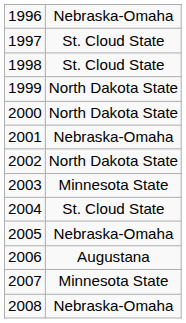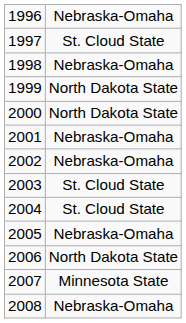(113, 64) St. Cloud State -> (113, 64) Nebraska-Omaha
(113, 161) North Dakota State -> (113, 161) Nebraska-Omaha
(113, 185) Minnesota State -> (113, 185) St. Cloud State
(113, 257) Augustana -> (113, 257) North Dakota State
